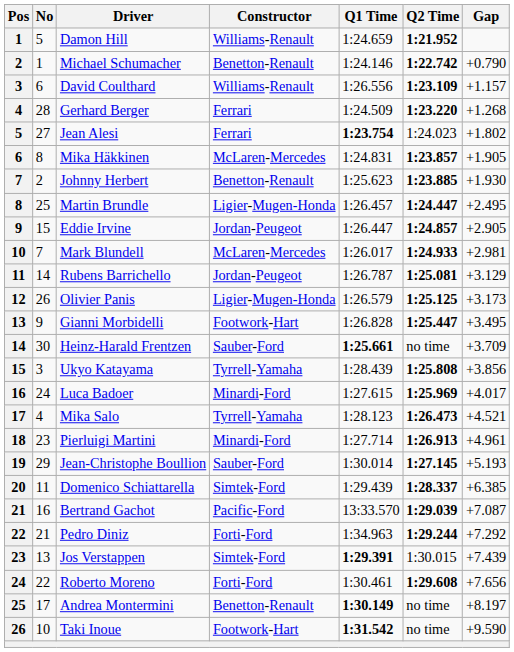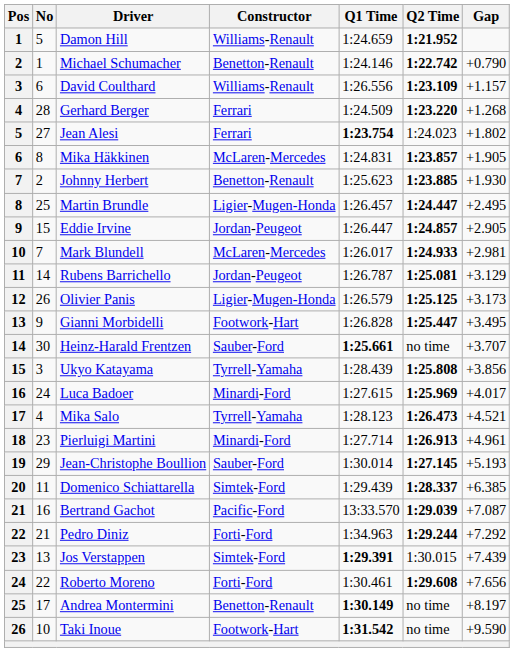(486, 346) +3.709 -> (486, 346) +3.707
